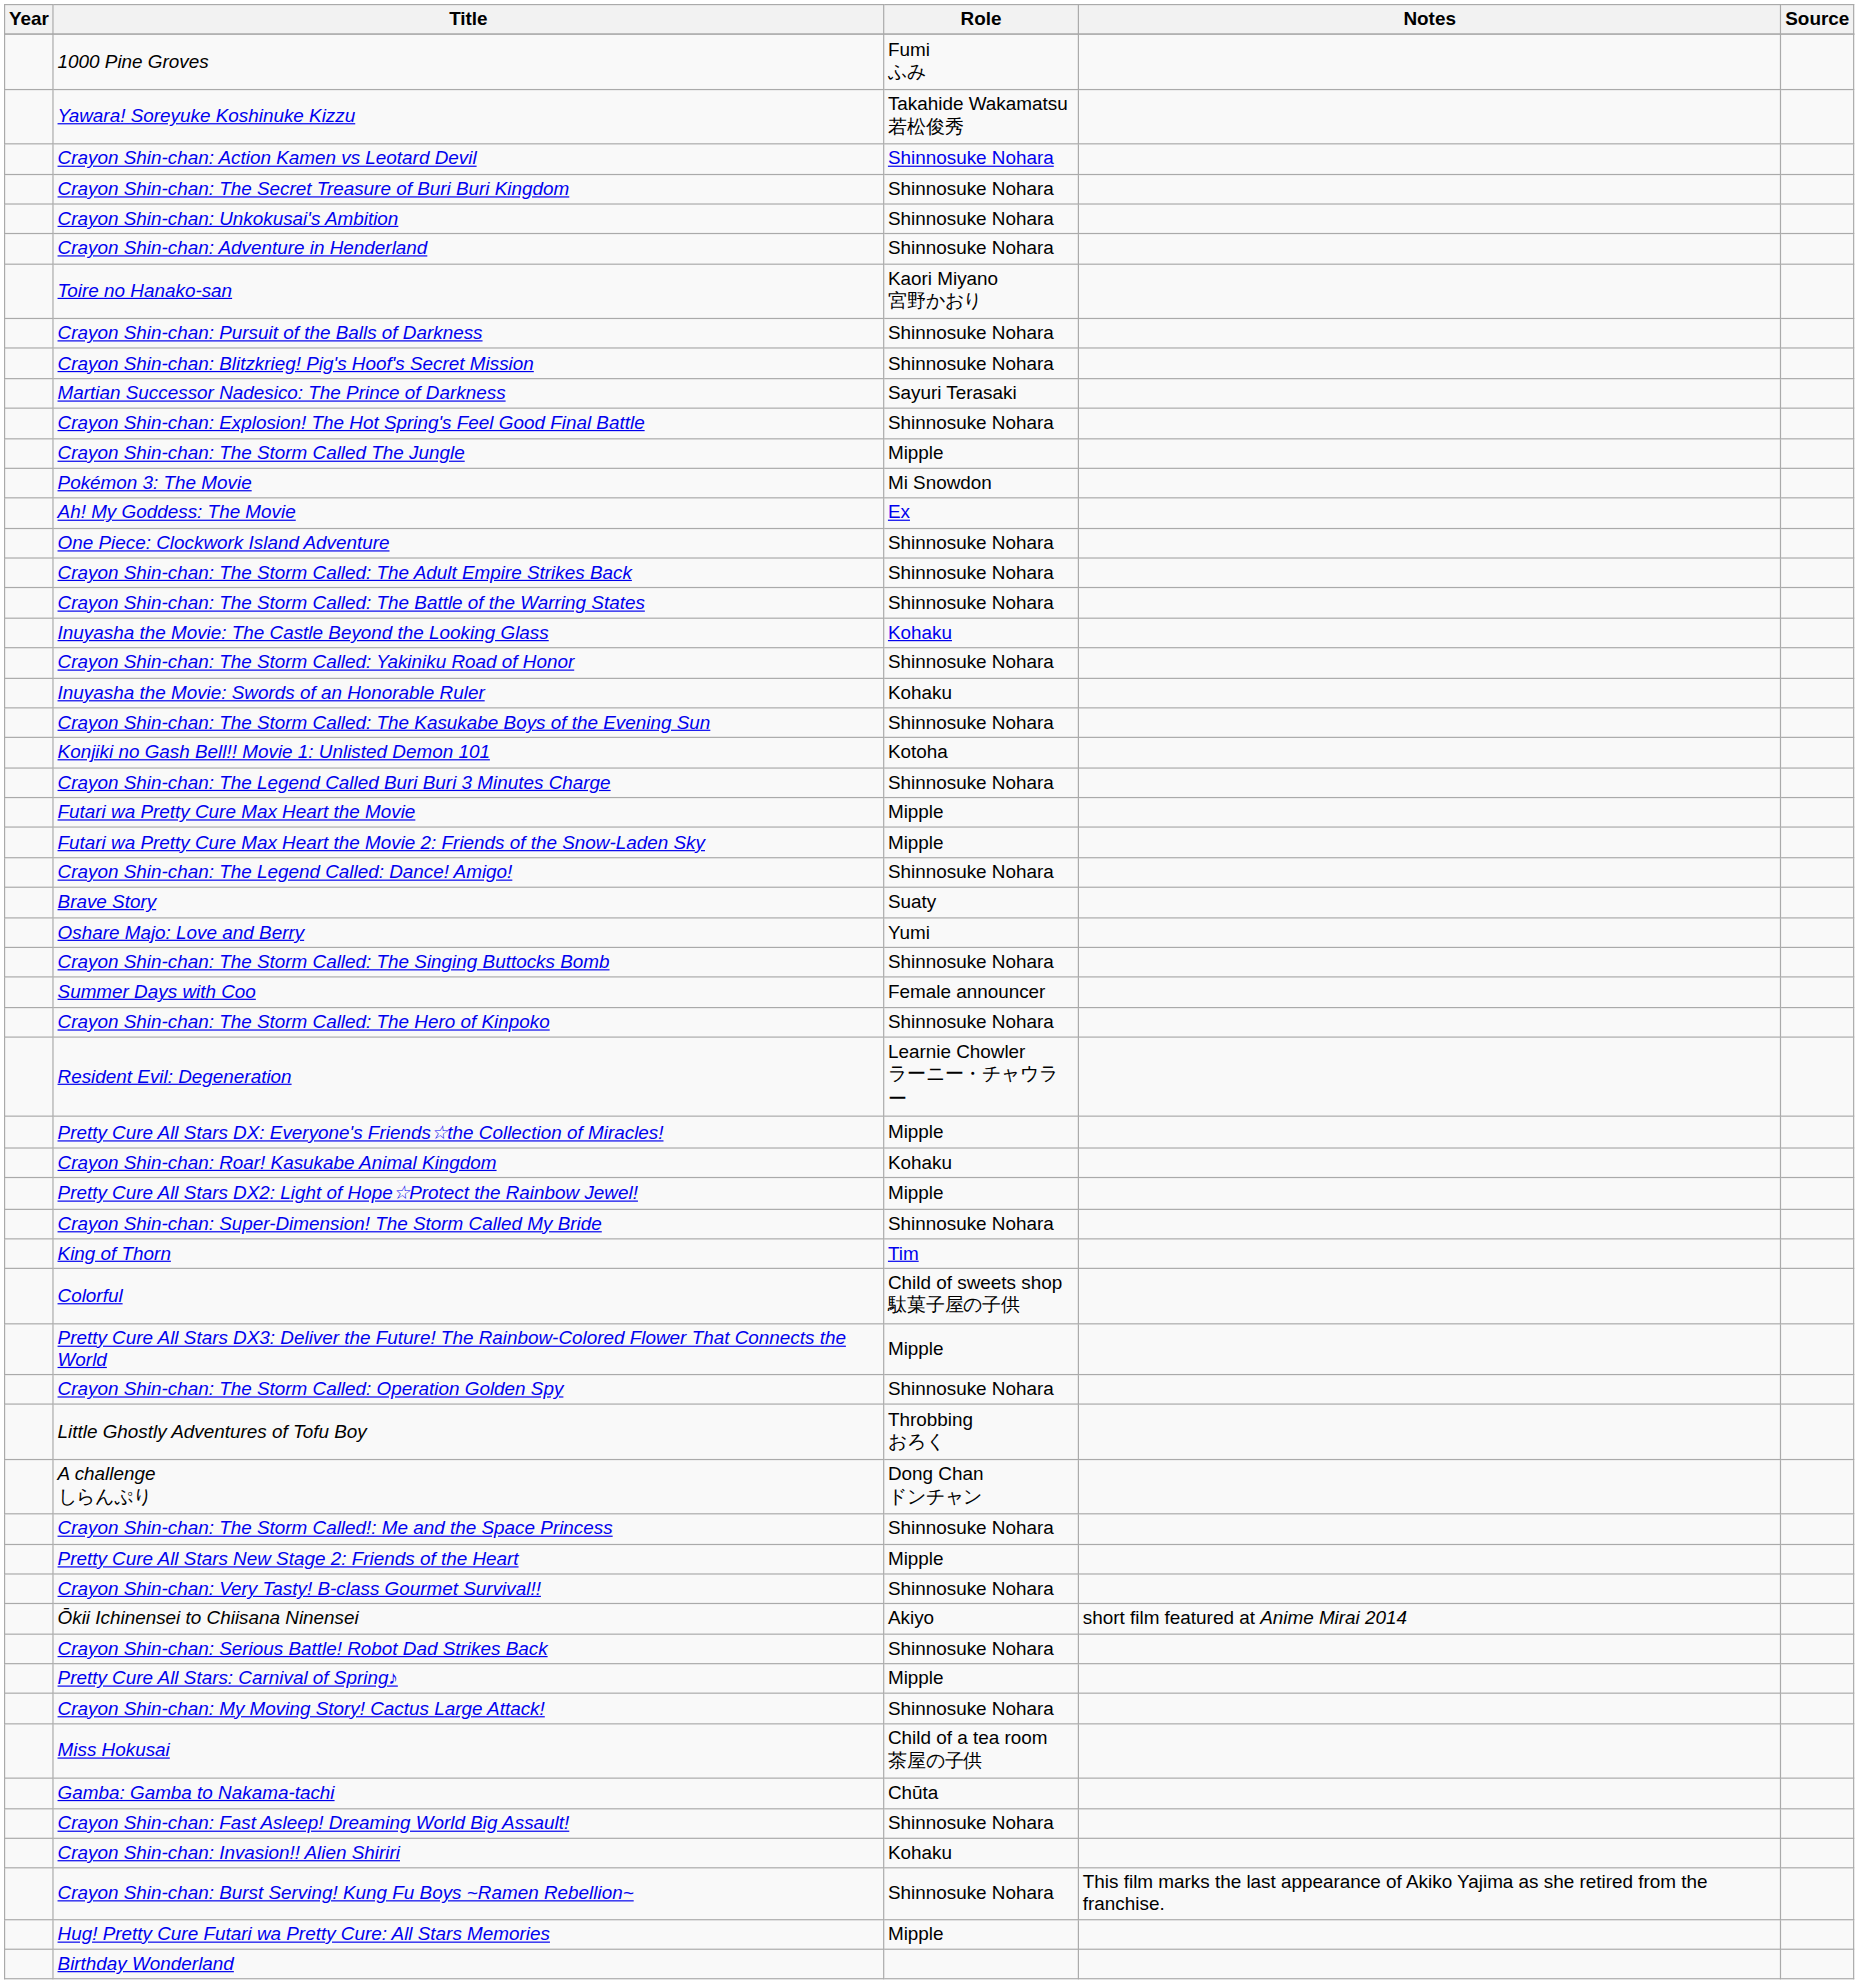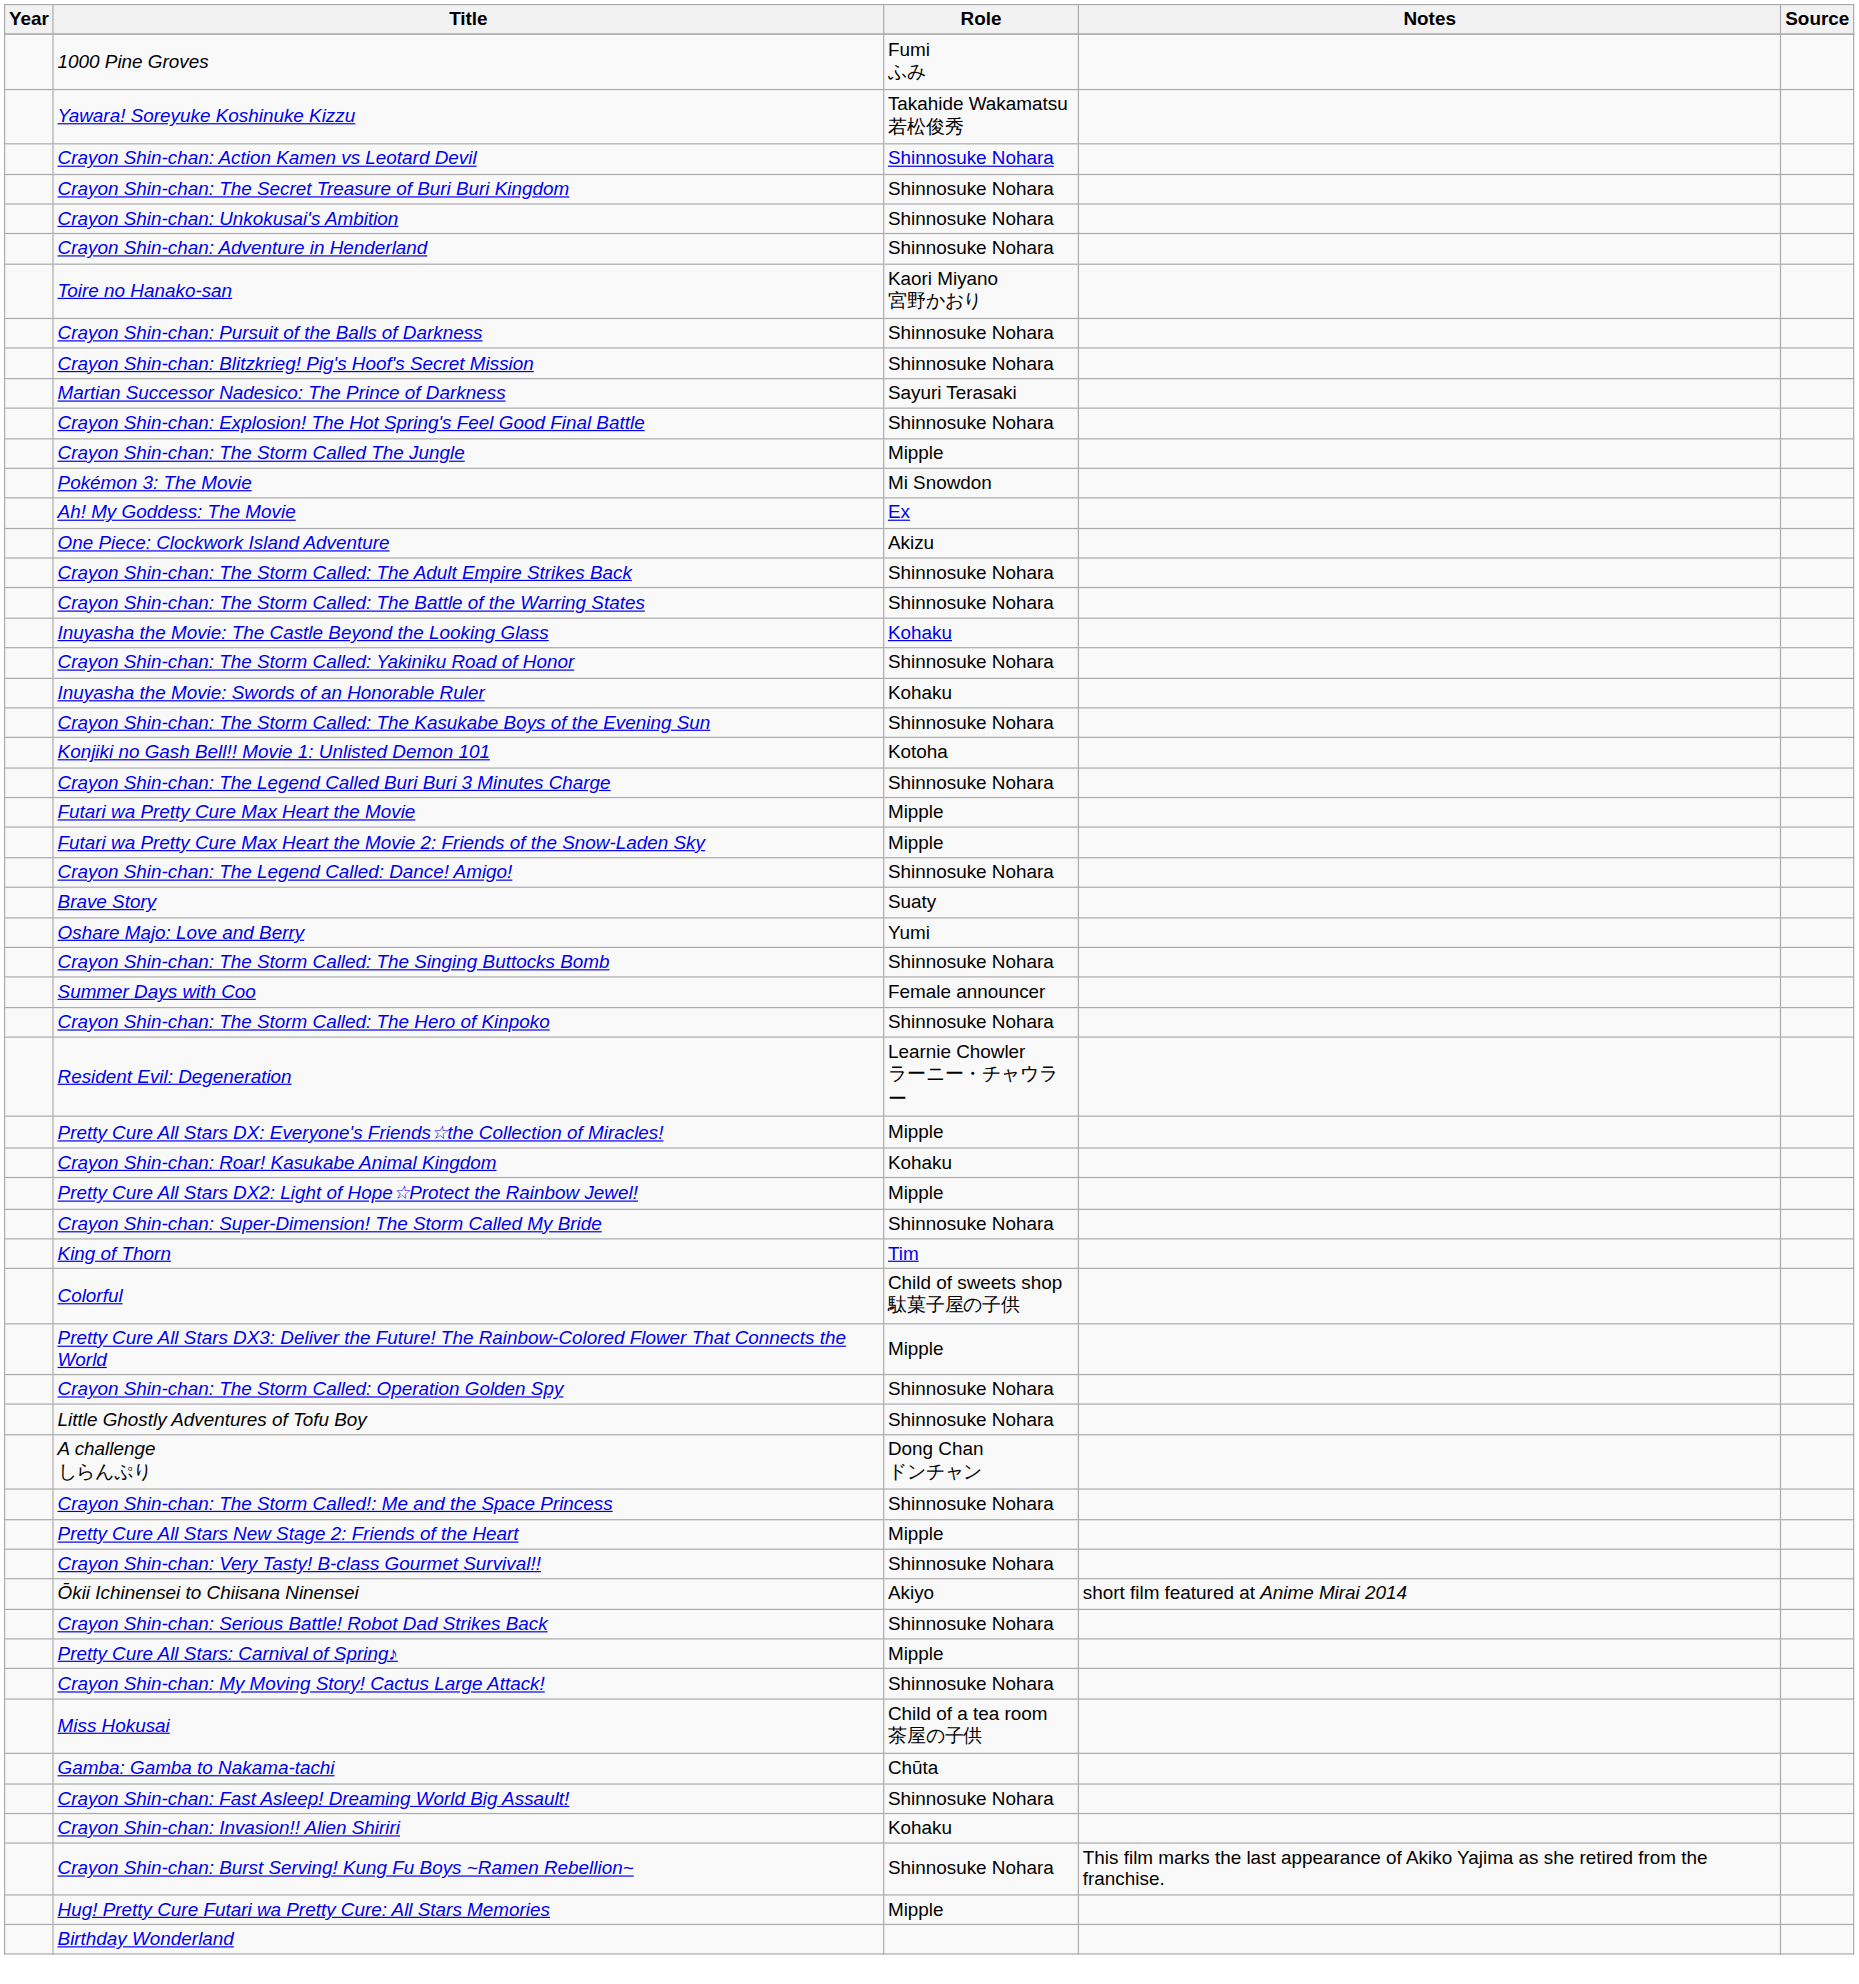(971, 542) Shinnosuke Nohara -> (911, 542) Akizu
(930, 1430) Throbbing おろく -> (971, 1419) Shinnosuke Nohara
